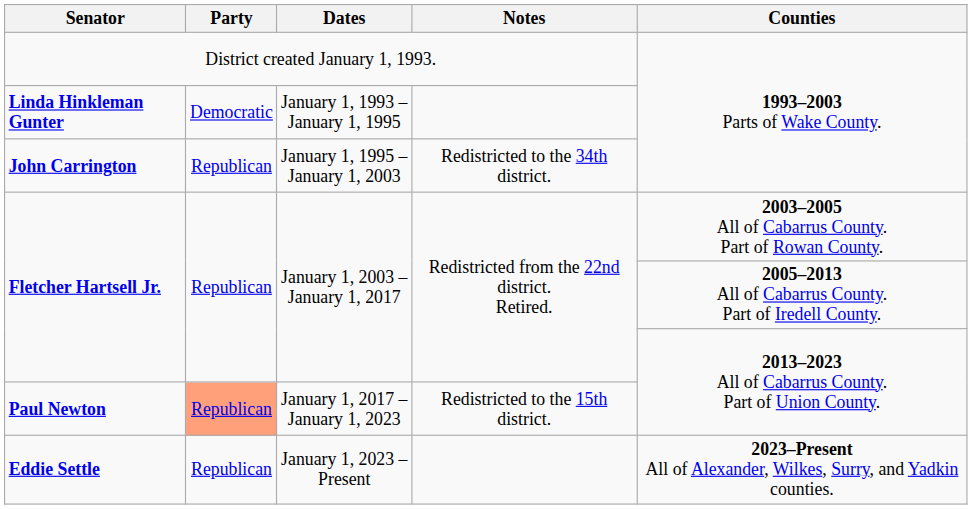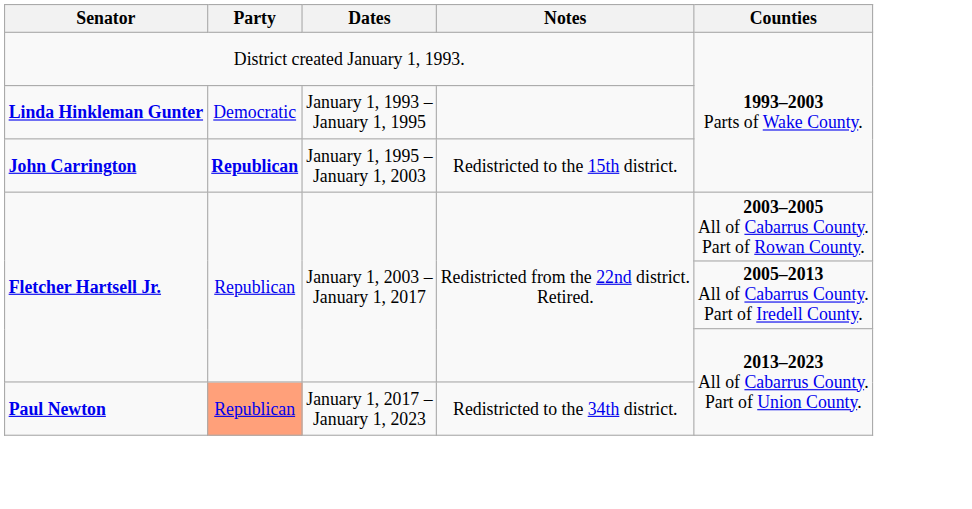(231, 165) normal -> (255, 165) bold
(524, 165) Redistricted to the 34th district. -> (565, 165) Redistricted to the 15th district.
(524, 408) Redistricted to the 15th district. -> (565, 408) Redistricted to the 34th district.
- row: (54, 469)
